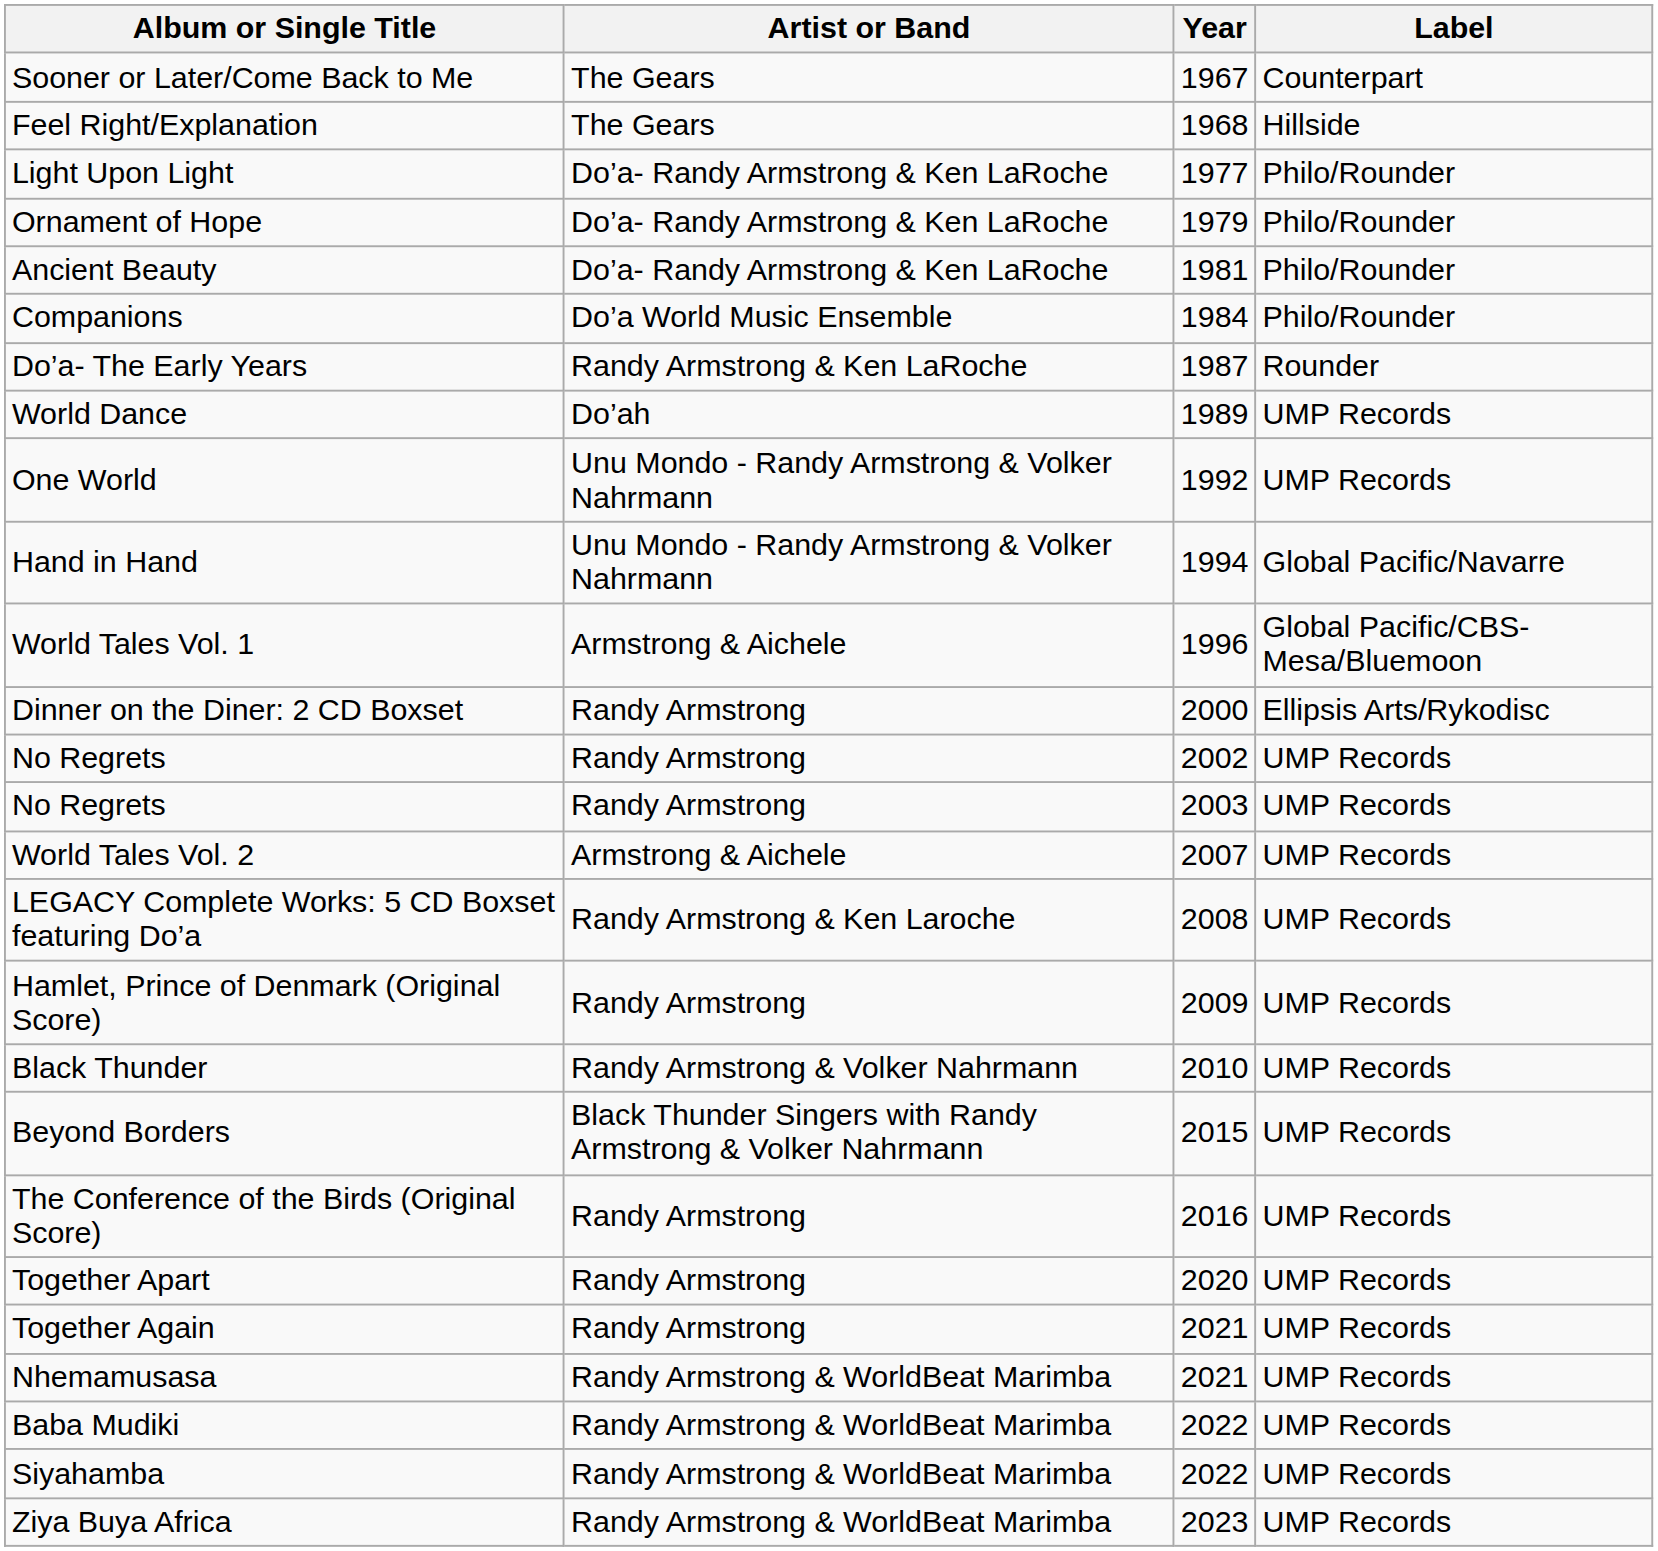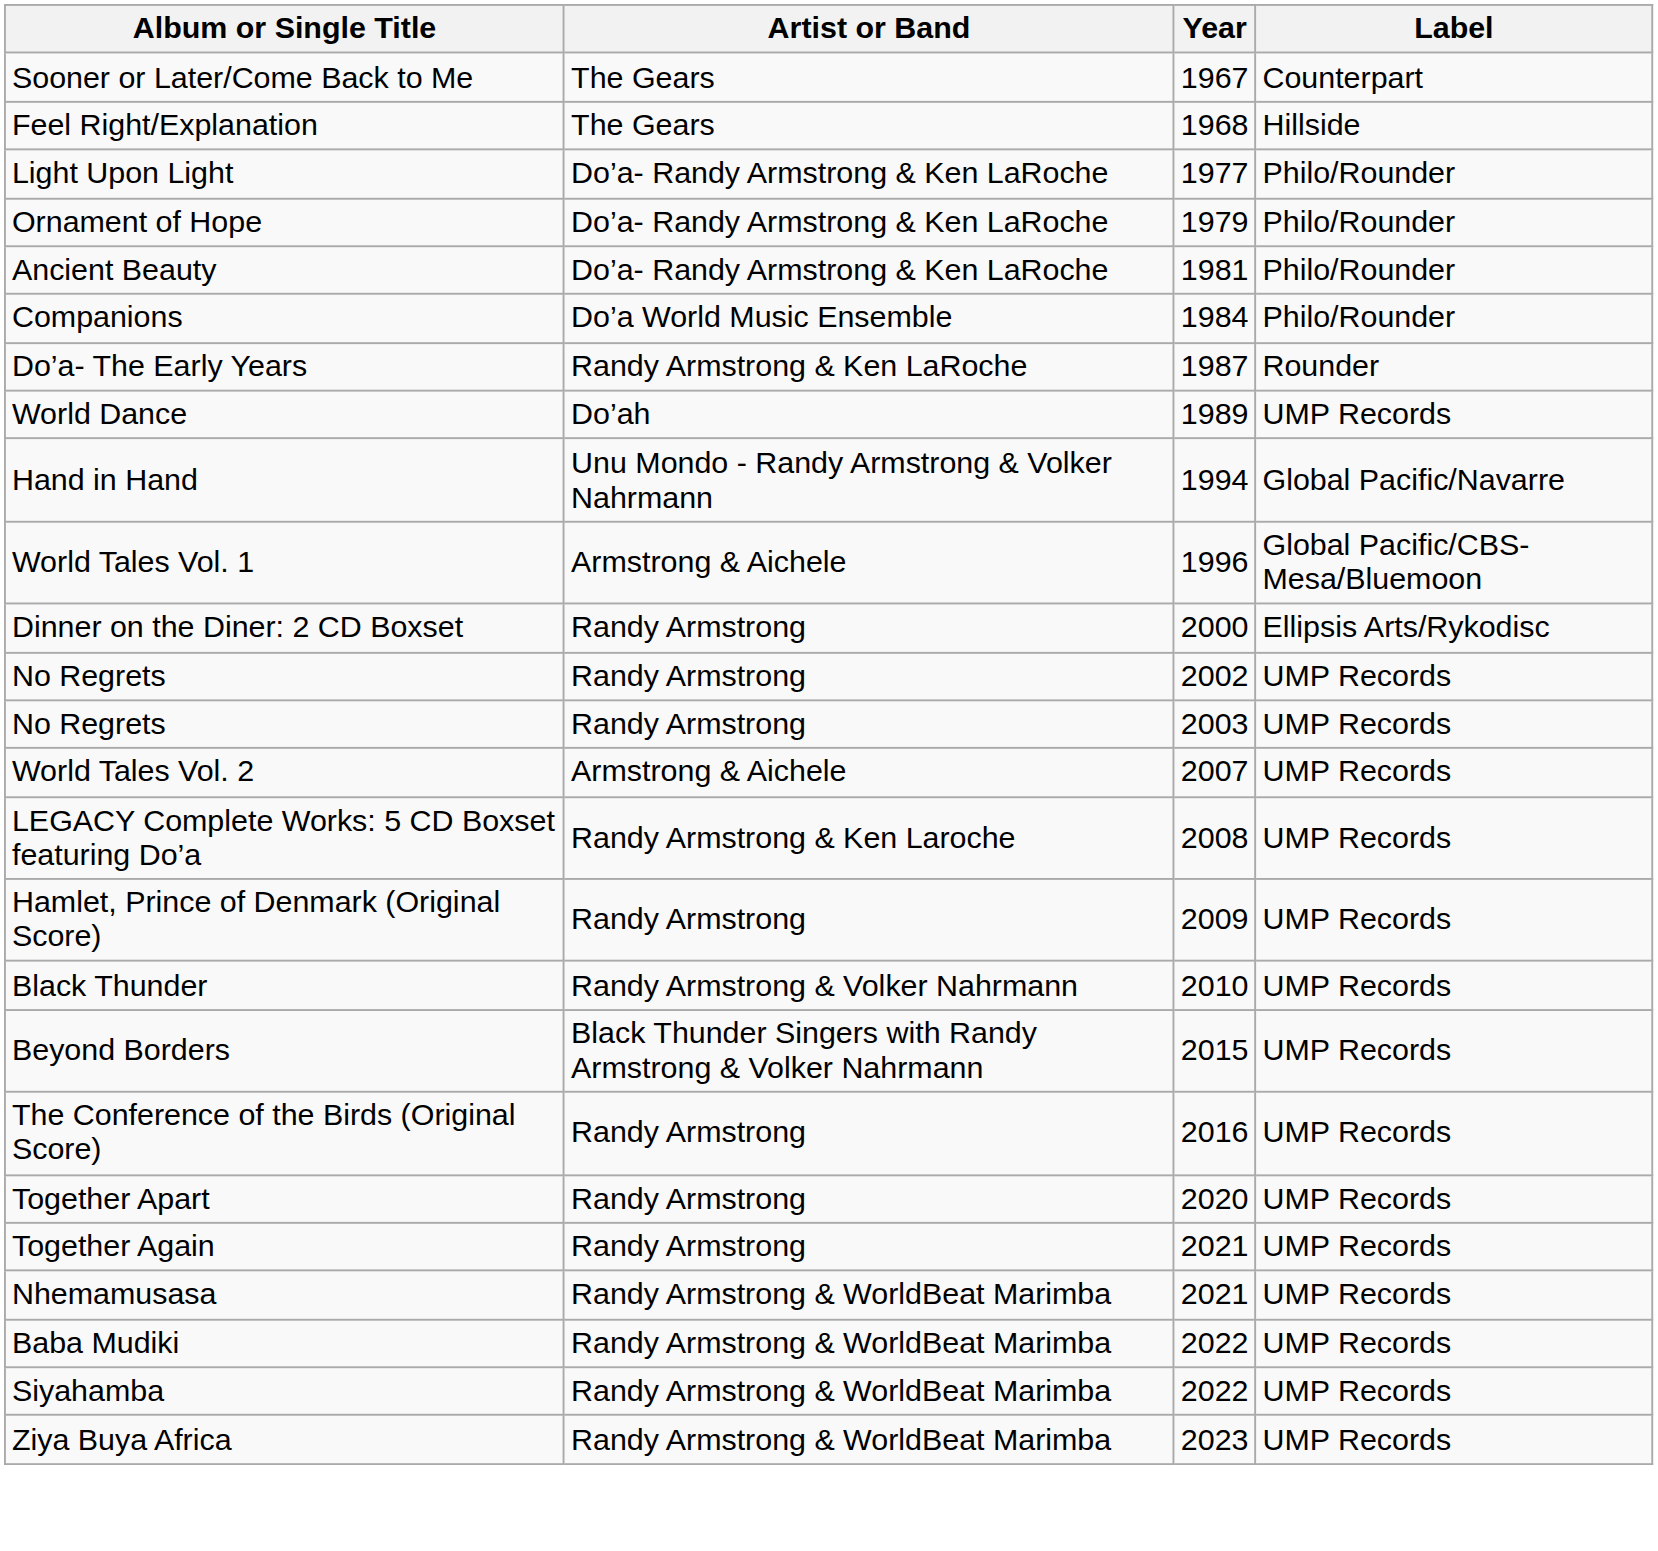- row: (84, 479)
